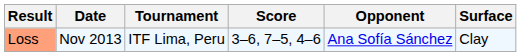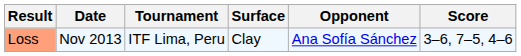columns swapped: (486, 15) <-> (276, 15)
